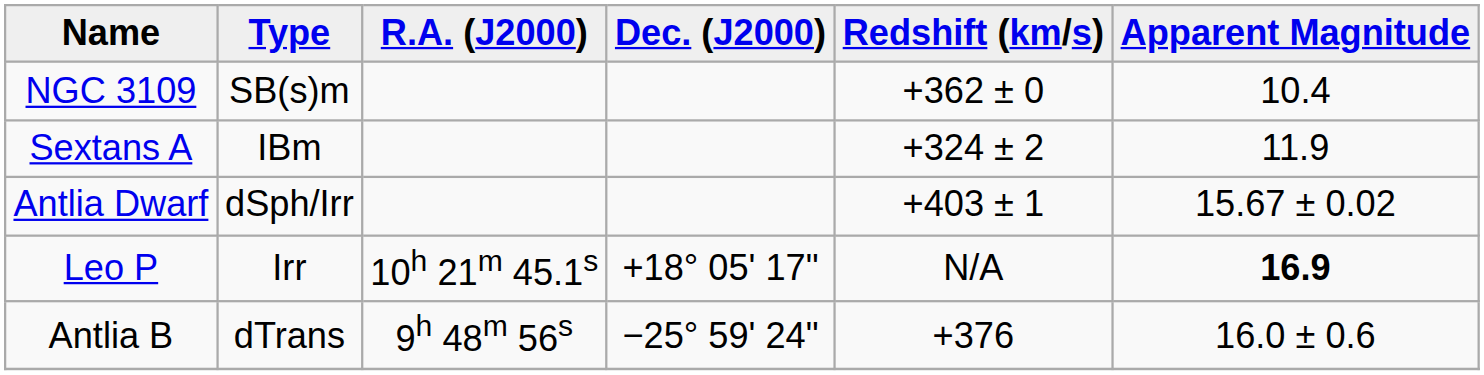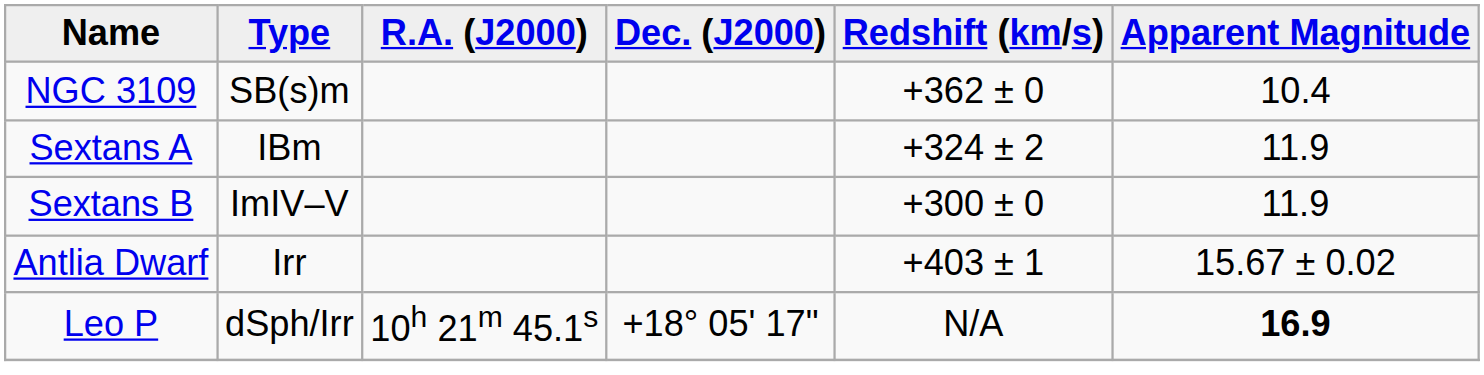+ row: (111, 205)
(289, 205) dSph/Irr -> (289, 262) Irr
(289, 267) Irr -> (289, 324) dSph/Irr
- row: (111, 334)
